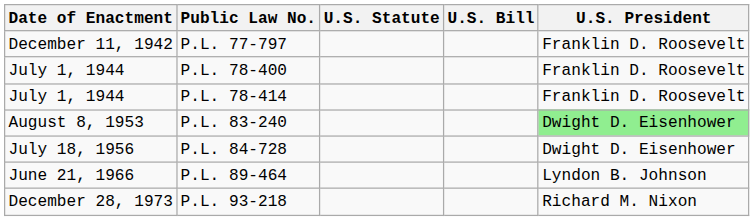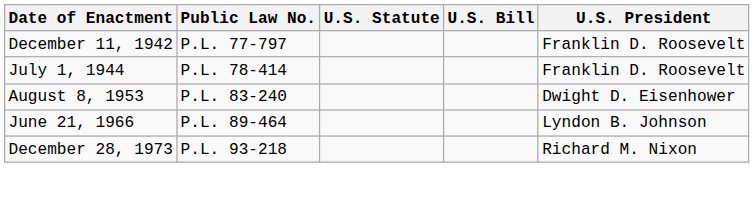- row: (234, 70)
(639, 123) lightgreen background -> (639, 97) no background
- row: (234, 149)
